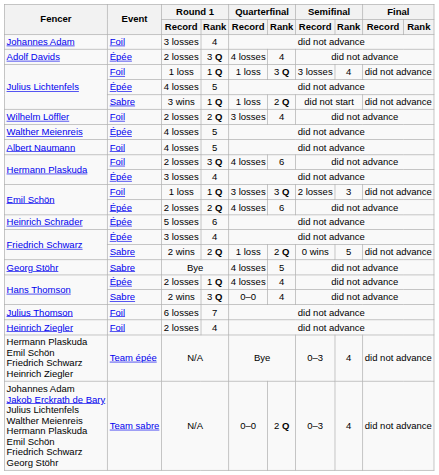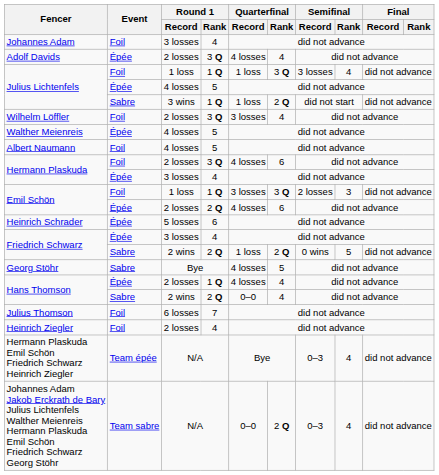(215, 117) 2 Q -> (215, 117) 3 Q
(215, 298) 3 Q -> (215, 298) 2 Q
